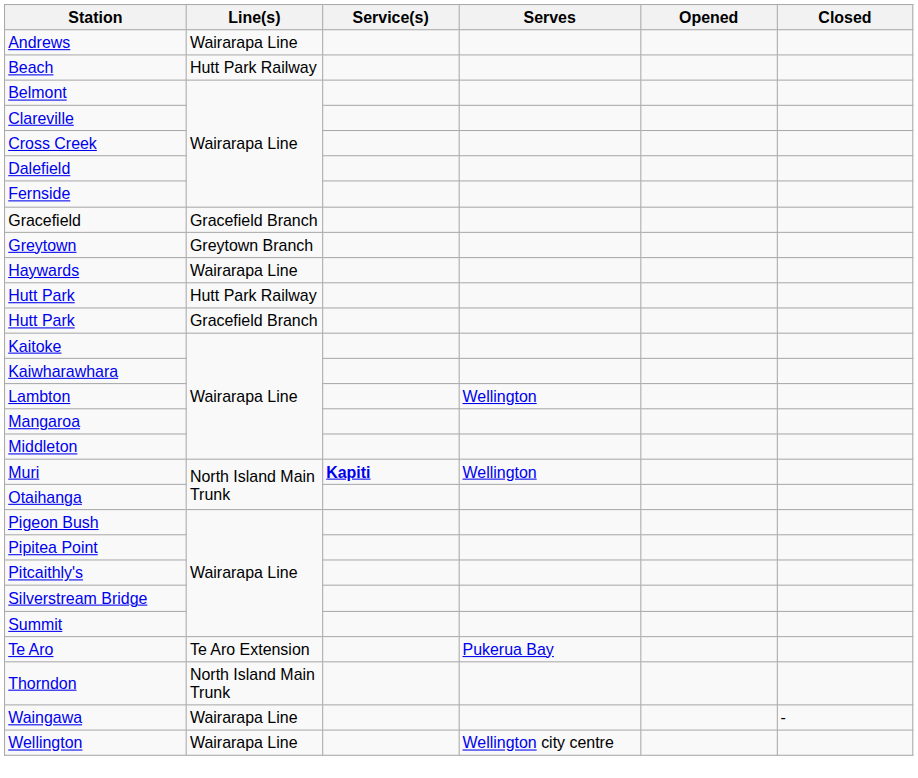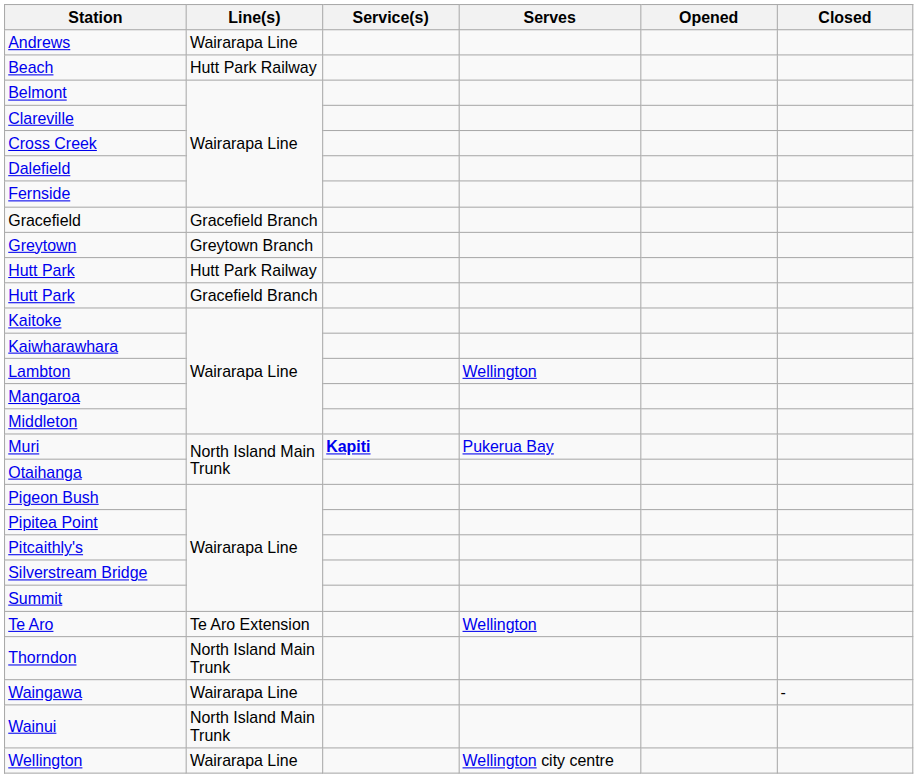- row: (44, 270)
(500, 472) Wellington -> (508, 447) Pukerua Bay
(508, 649) Pukerua Bay -> (500, 624) Wellington
+ row: (32, 726)
